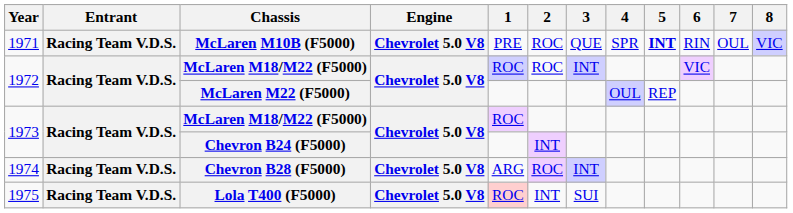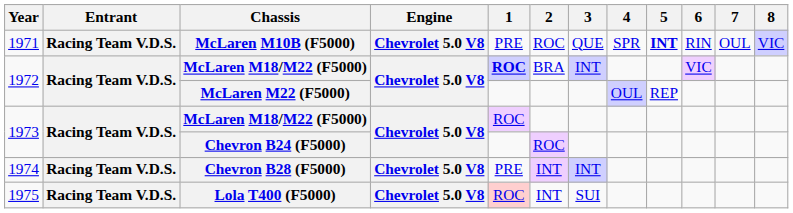(508, 68) normal -> (509, 68) bold
(547, 68) ROC -> (549, 68) BRA
(547, 144) INT -> (549, 144) ROC
(508, 170) ARG -> (509, 170) PRE
(547, 170) ROC -> (549, 170) INT
